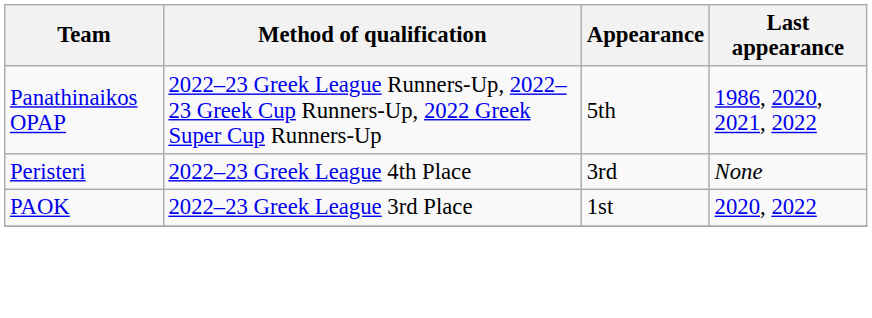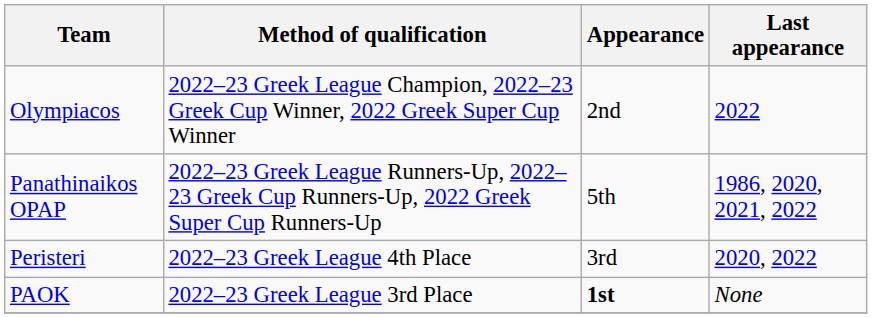+ row: (65, 109)
(739, 171) None -> (766, 258) 2020, 2022
(600, 207) normal -> (601, 294) bold
(766, 207) 2020, 2022 -> (739, 294) None
